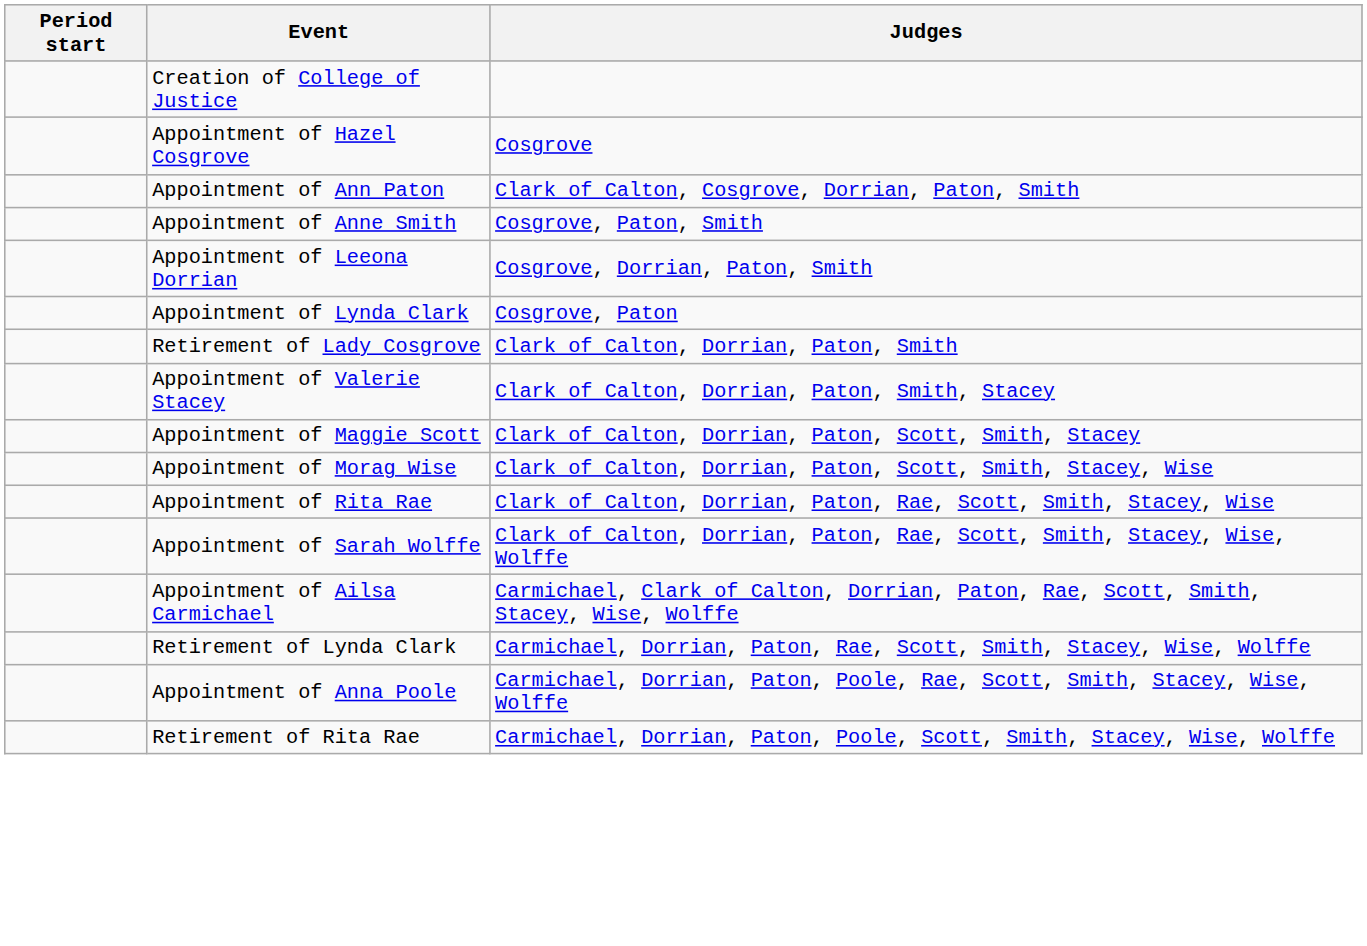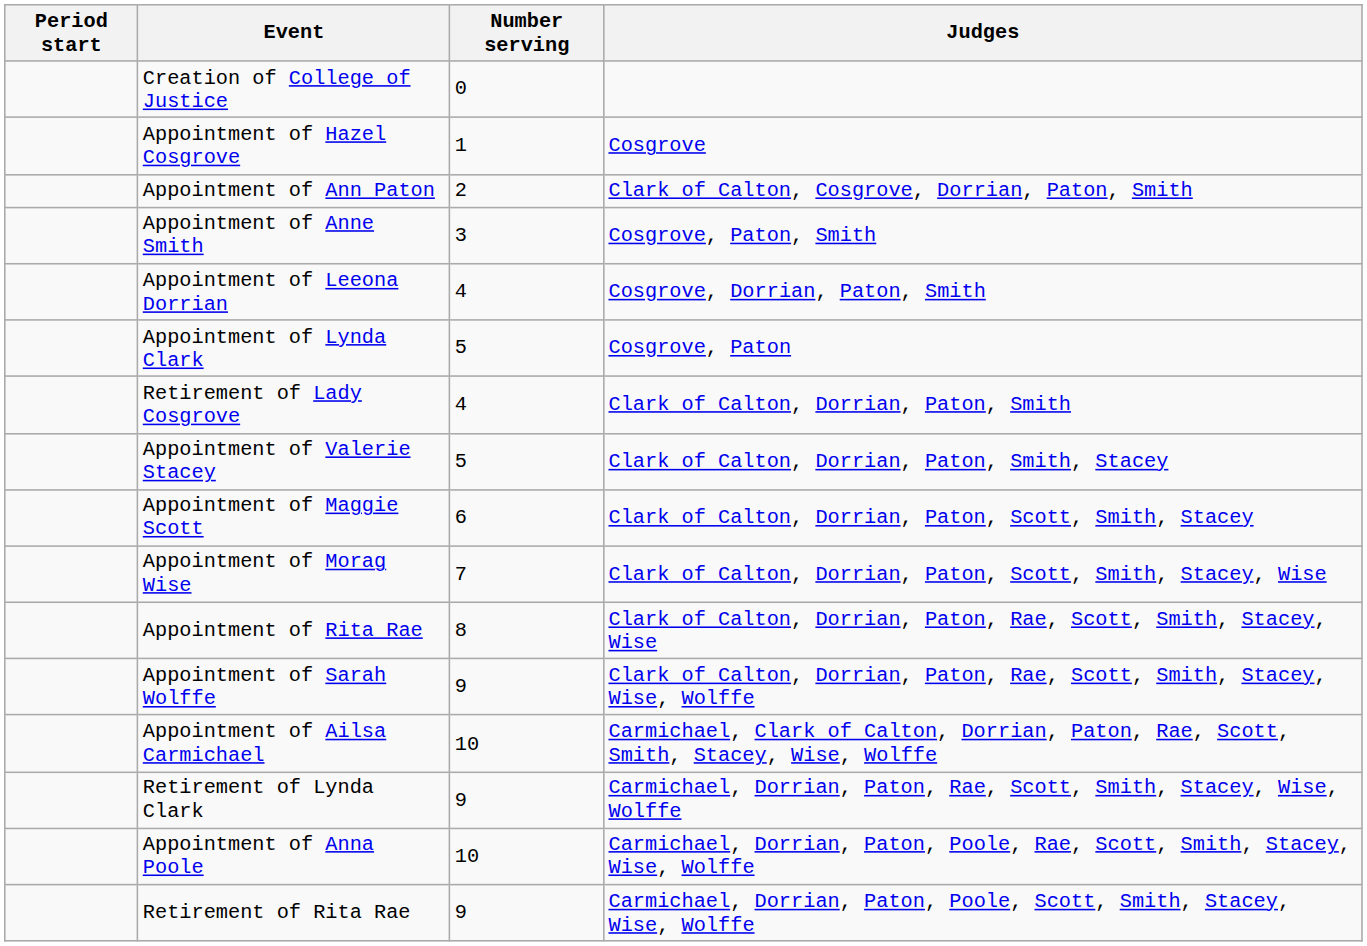+ column: (527, 33)
